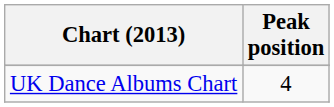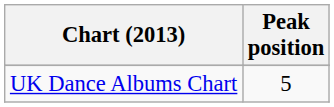(286, 83) 4 -> (286, 83) 5
